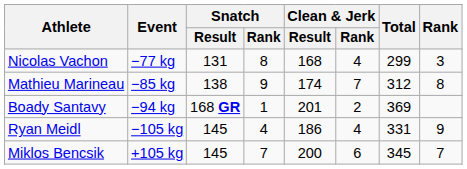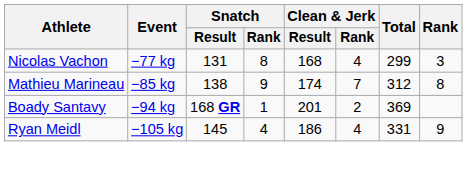- row: (56, 153)
